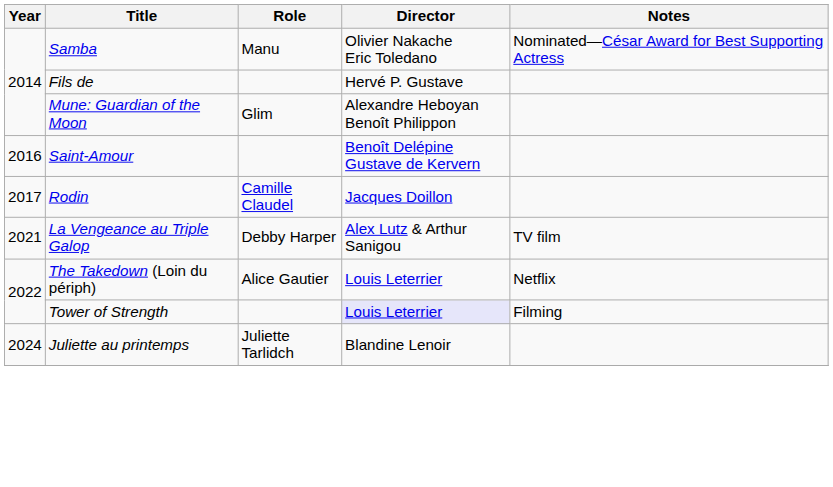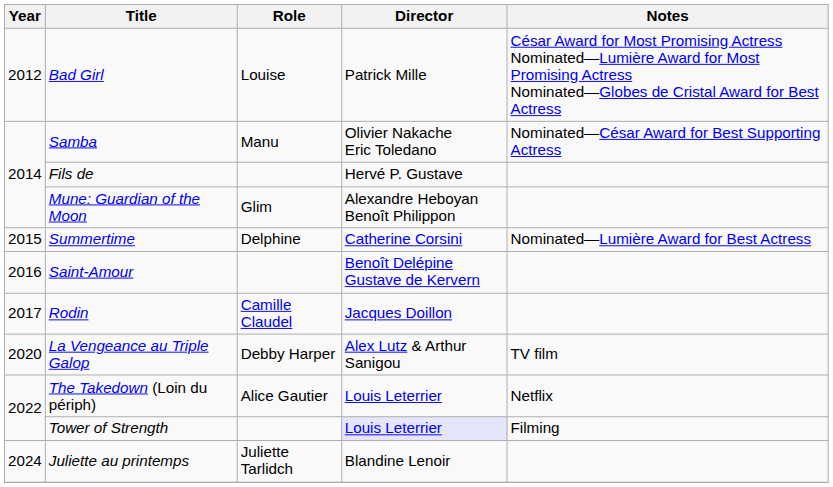+ row: (76, 74)
+ row: (92, 239)
(25, 238) 2021 -> (25, 354) 2020
